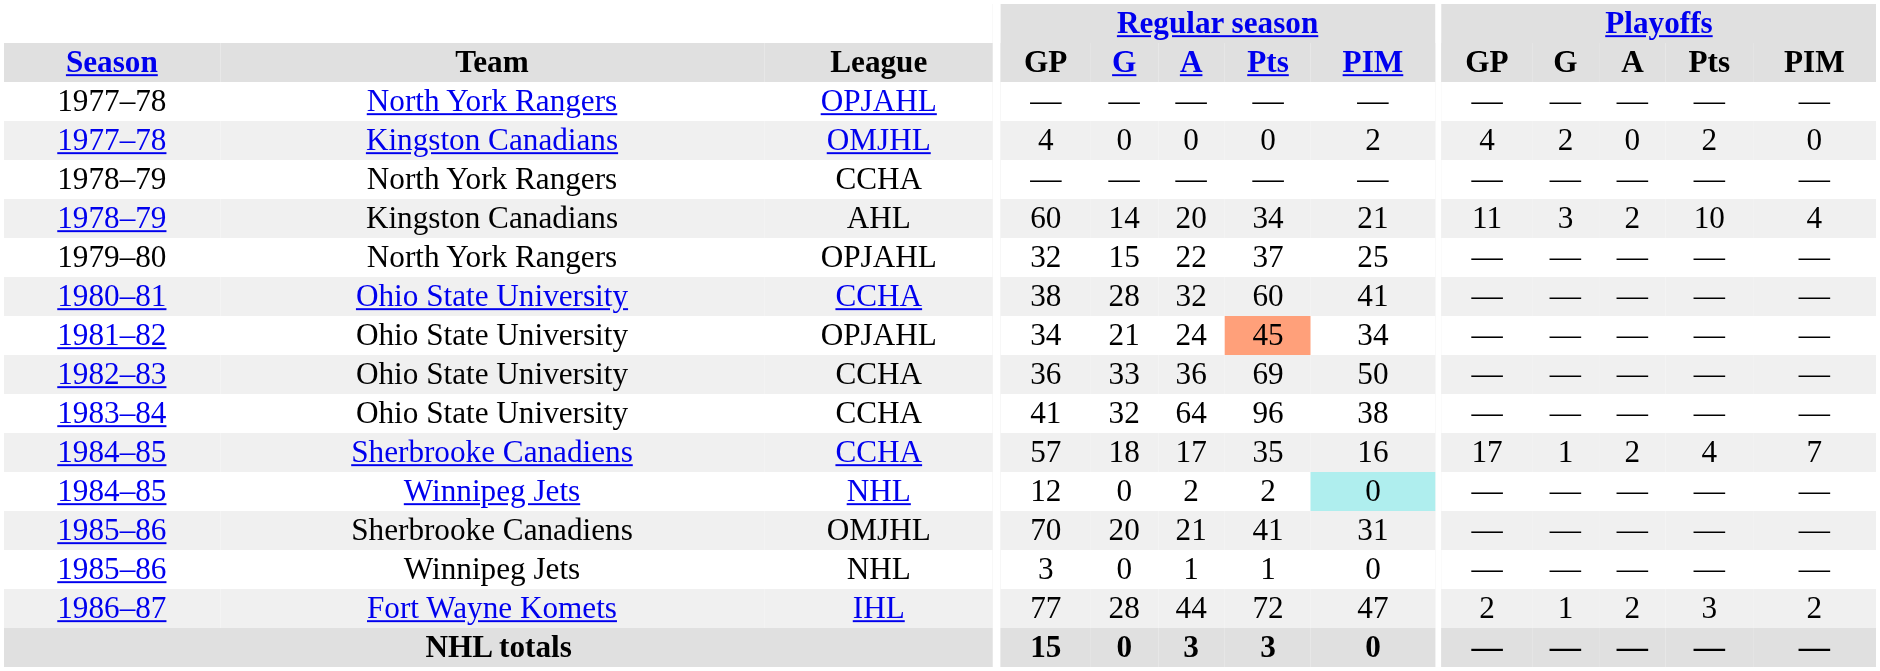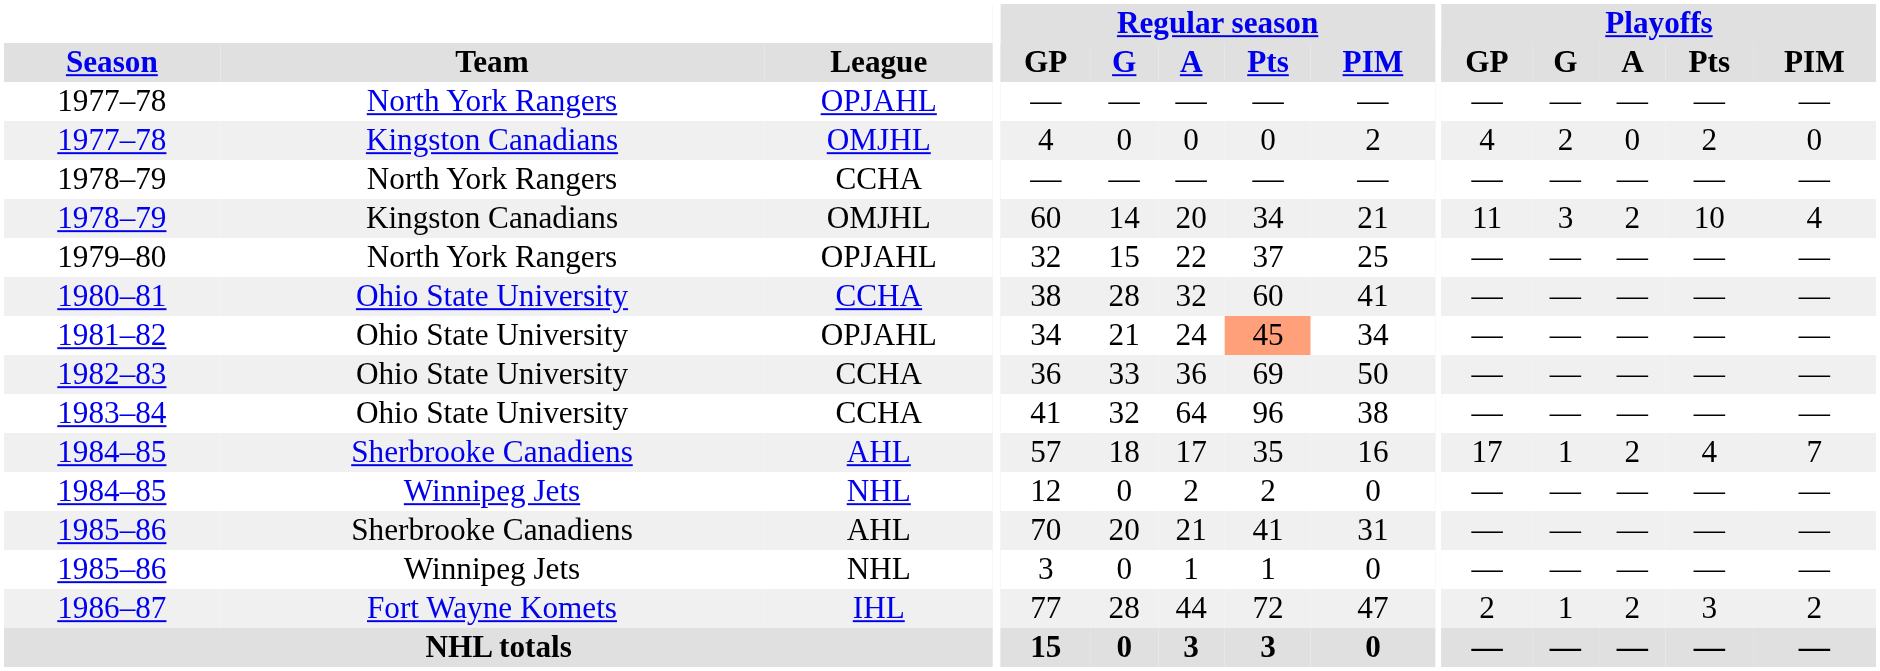(879, 218) AHL -> (879, 218) OMJHL
(879, 452) CCHA -> (879, 452) AHL
(1373, 491) paleturquoise background -> (1373, 491) no background
(879, 530) OMJHL -> (879, 530) AHL
